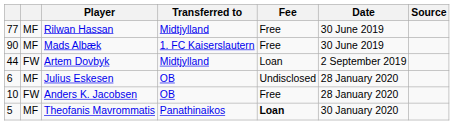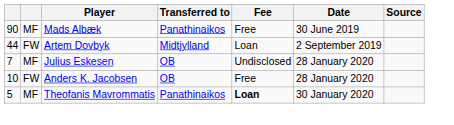- row: (79, 29)
(207, 45) 1. FC Kaiserslautern -> (192, 29) Panathinaikos
(10, 78) 6 -> (10, 62) 7
